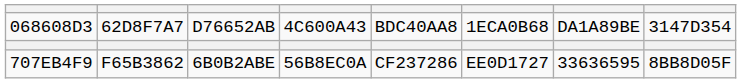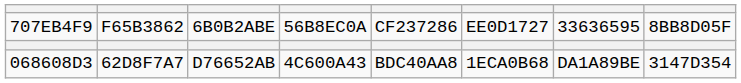rows swapped: (51, 27) <-> (51, 63)
